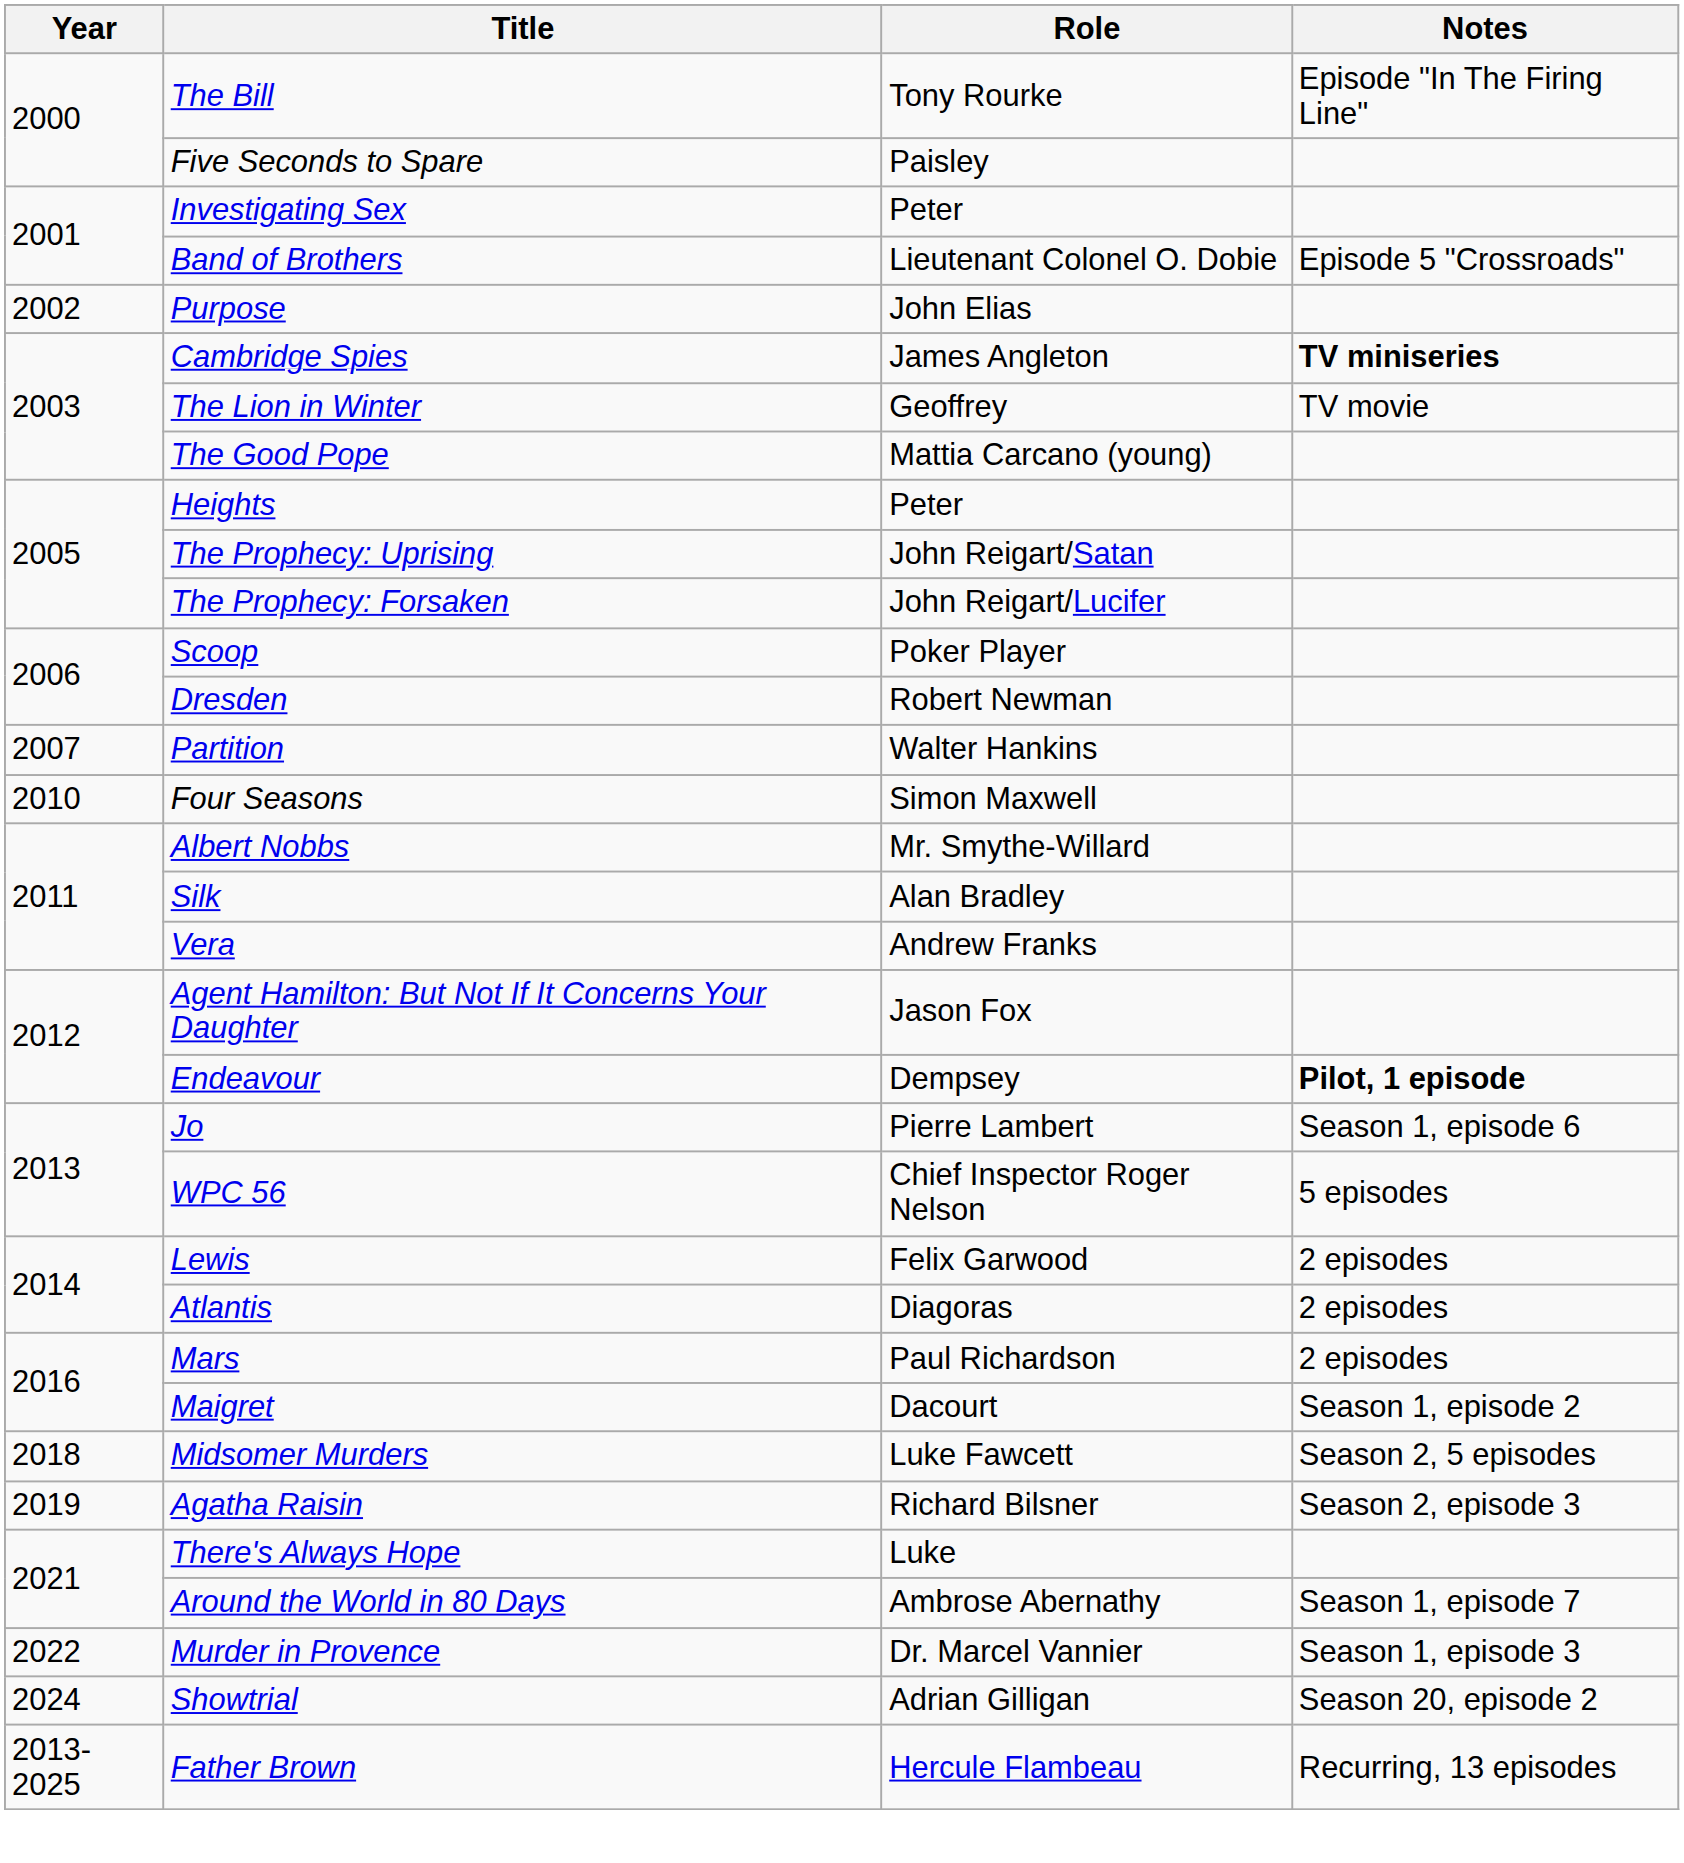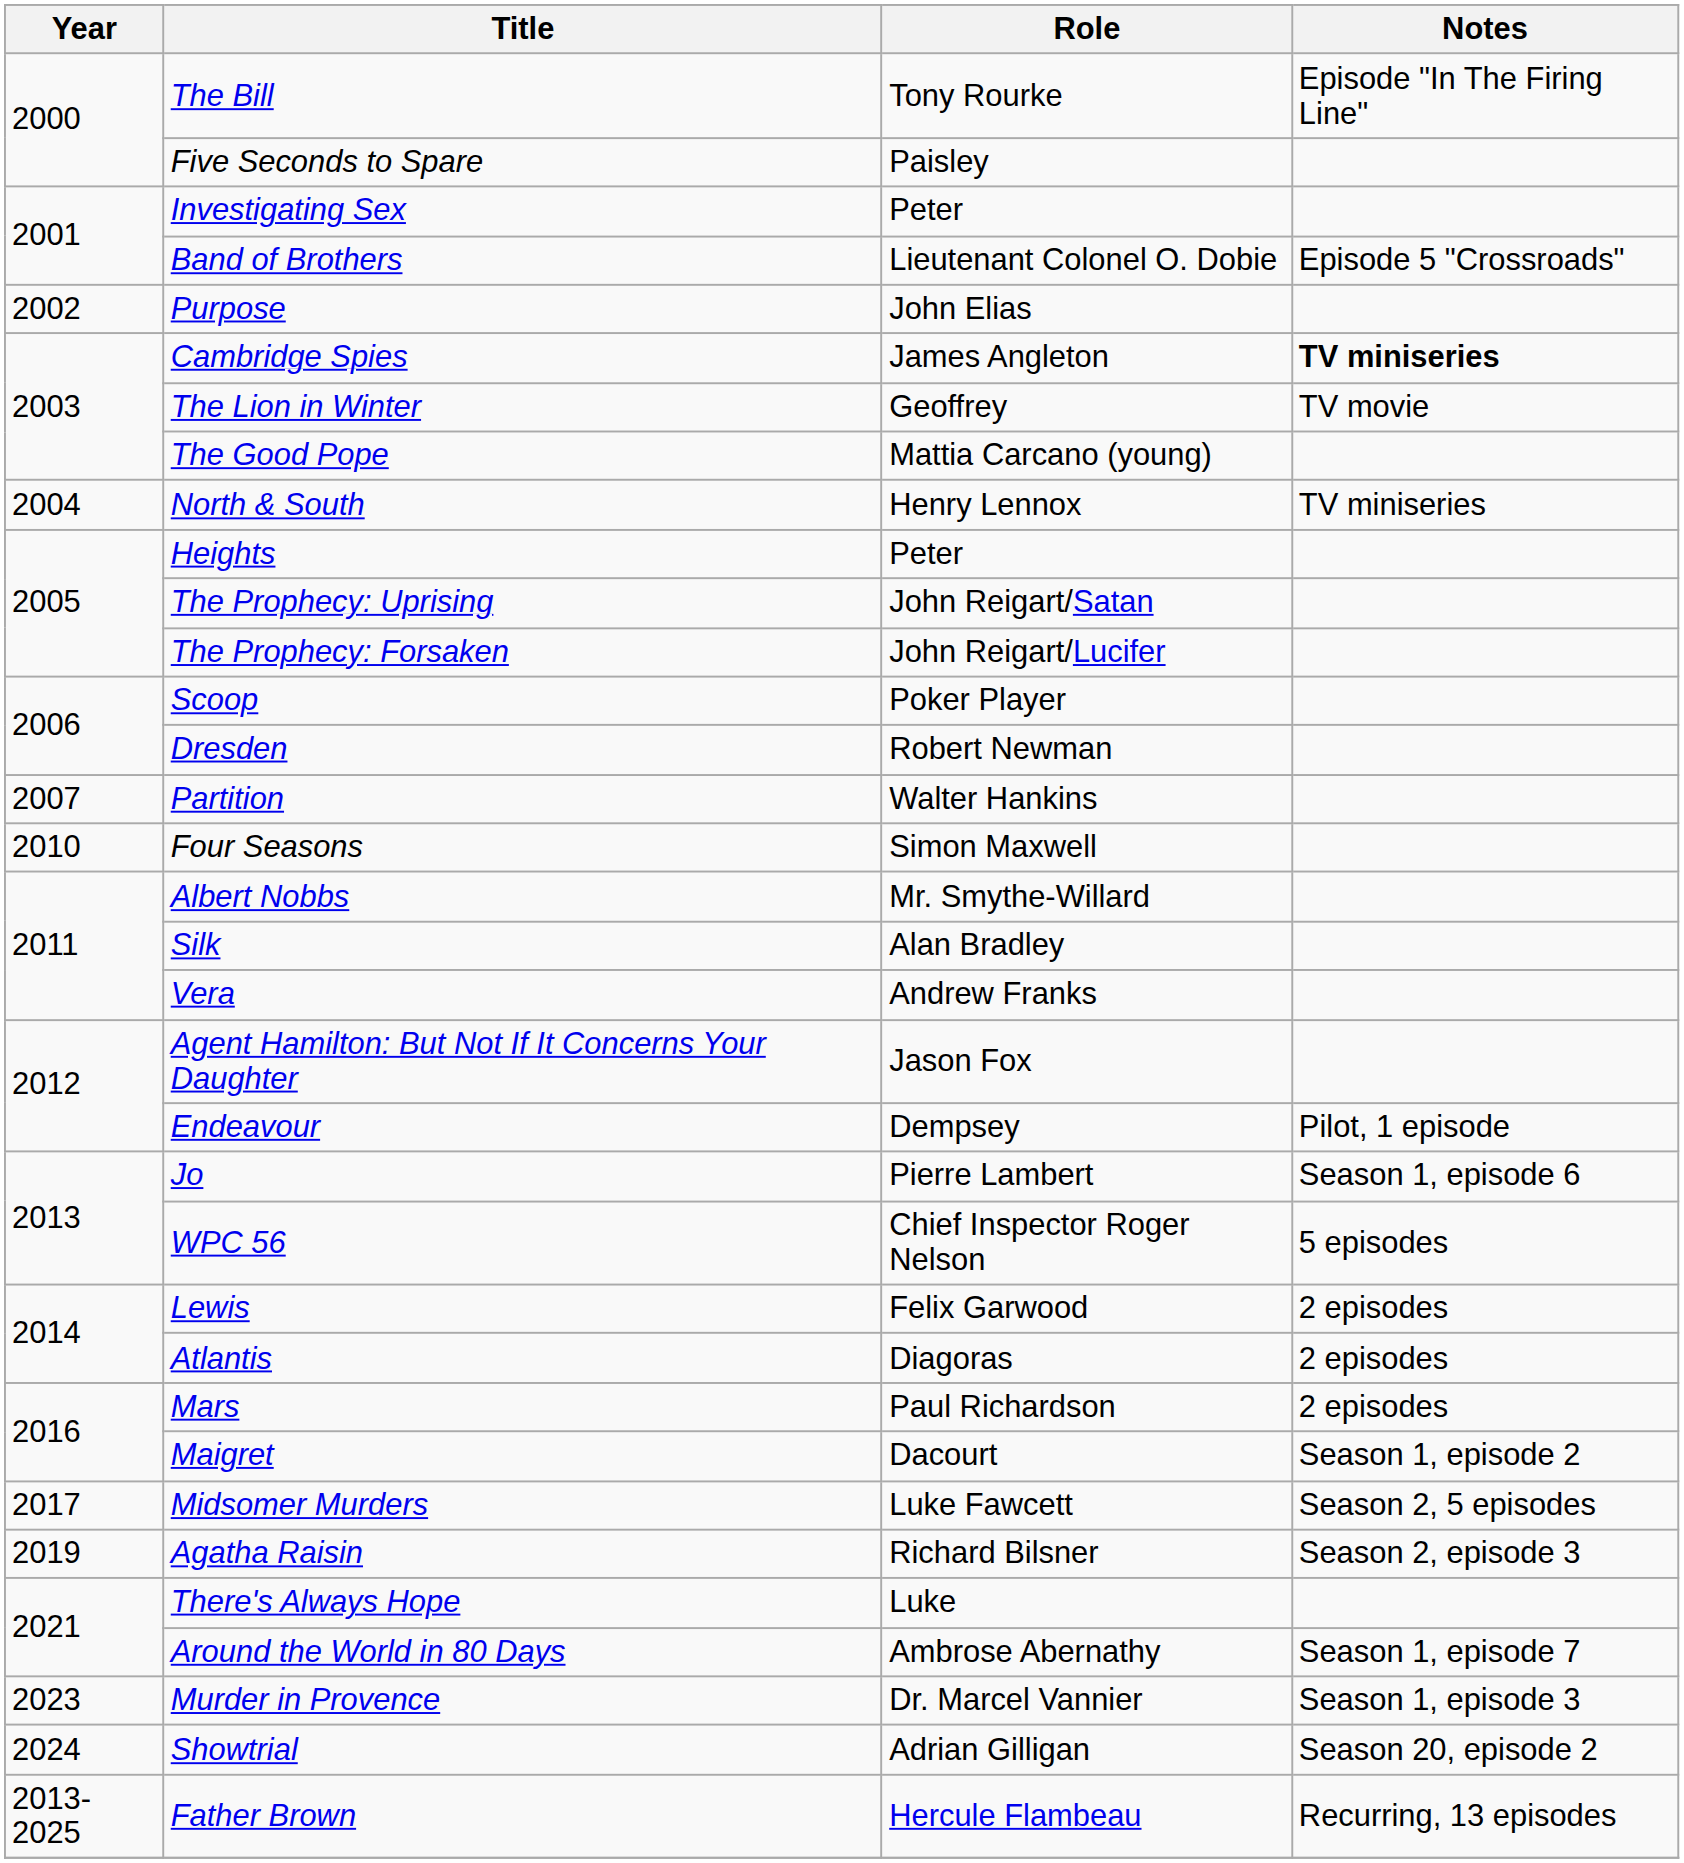+ row: (268, 504)
(1412, 1077) bold -> (1404, 1126) normal
(46, 1455) 2018 -> (46, 1504) 2017
(46, 1651) 2022 -> (46, 1700) 2023
